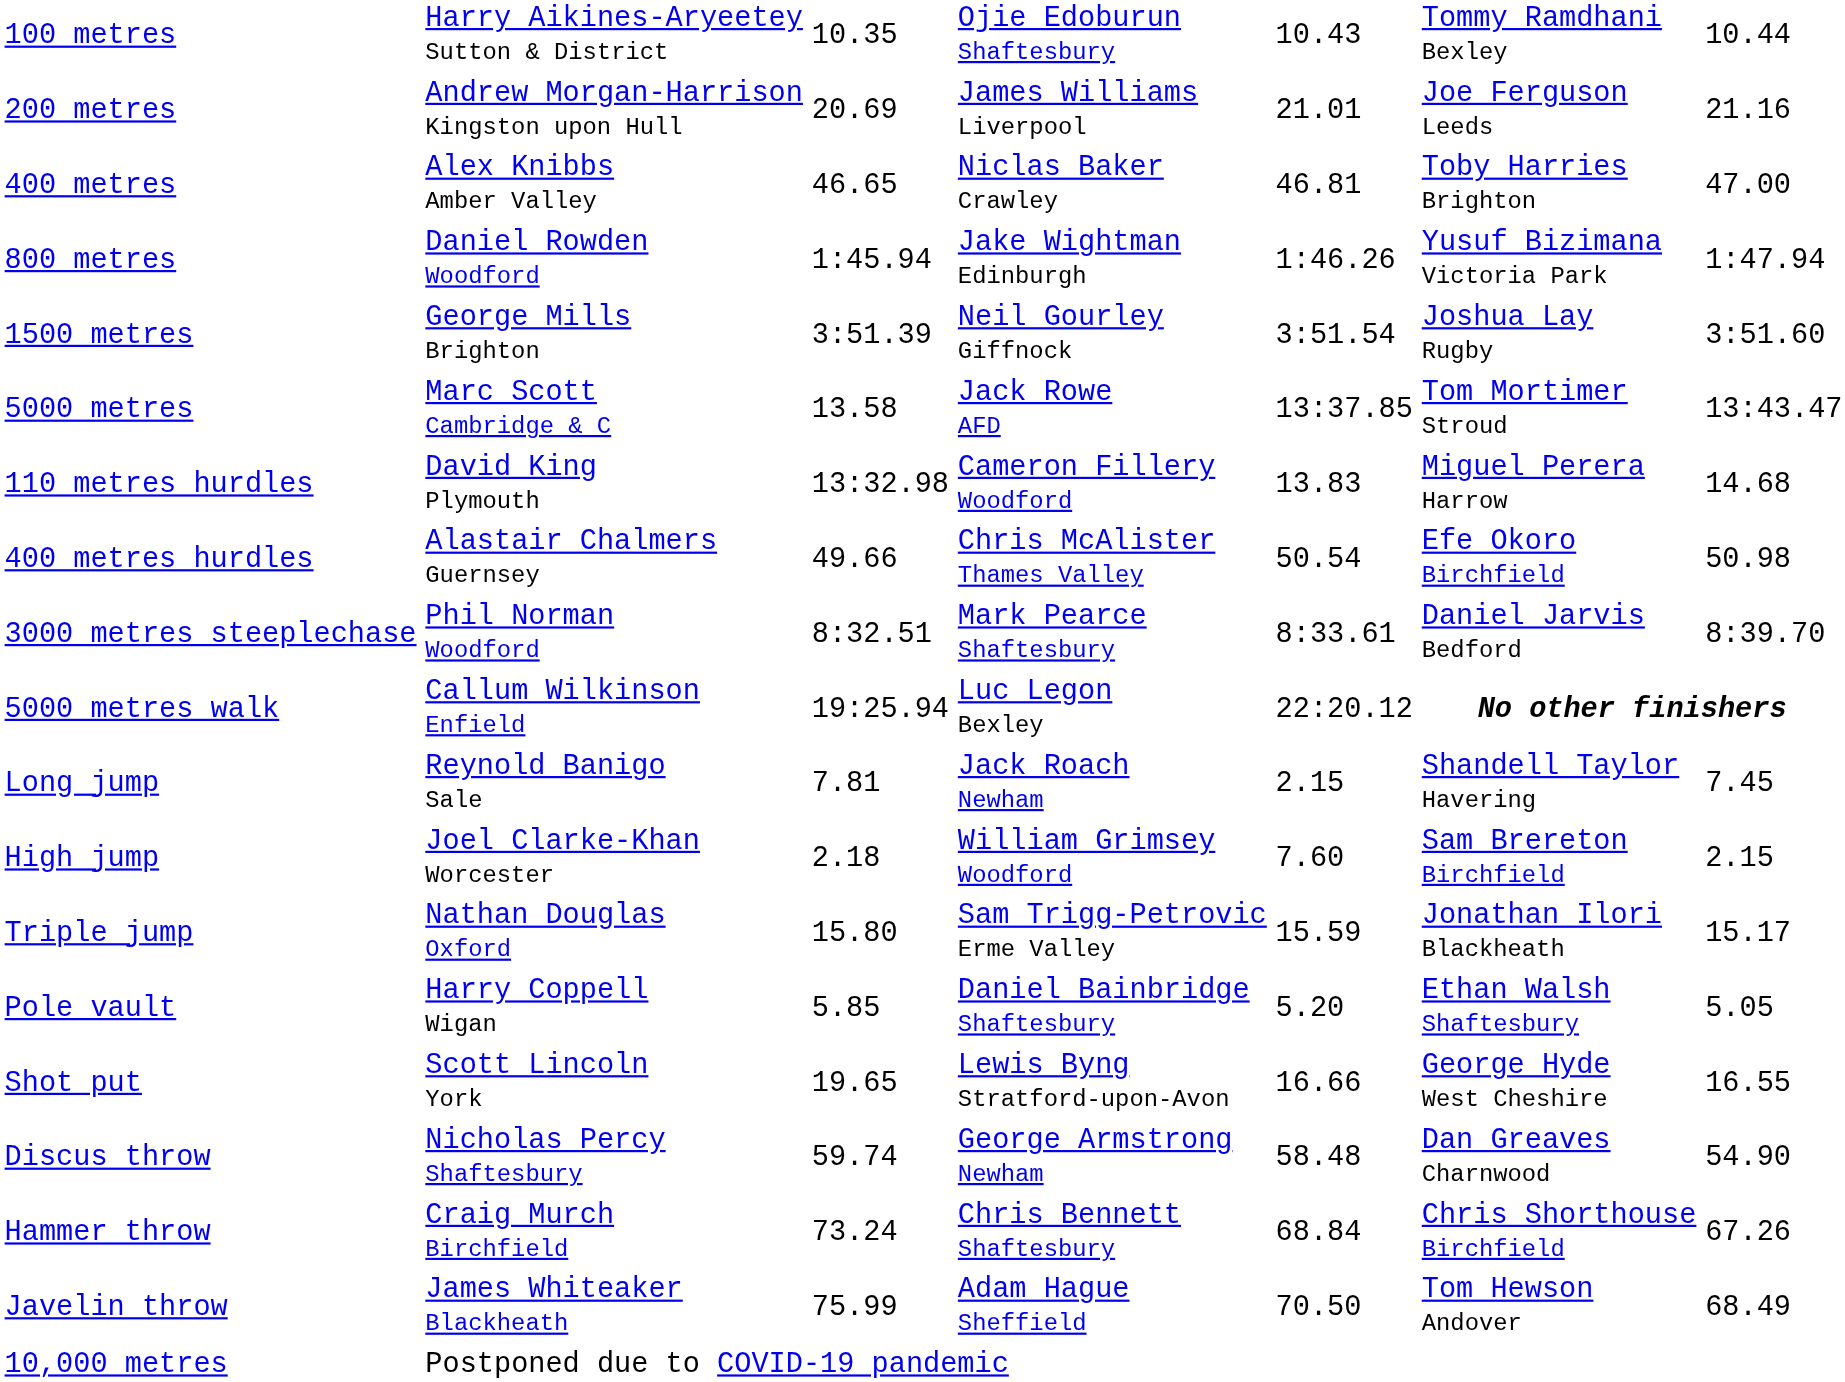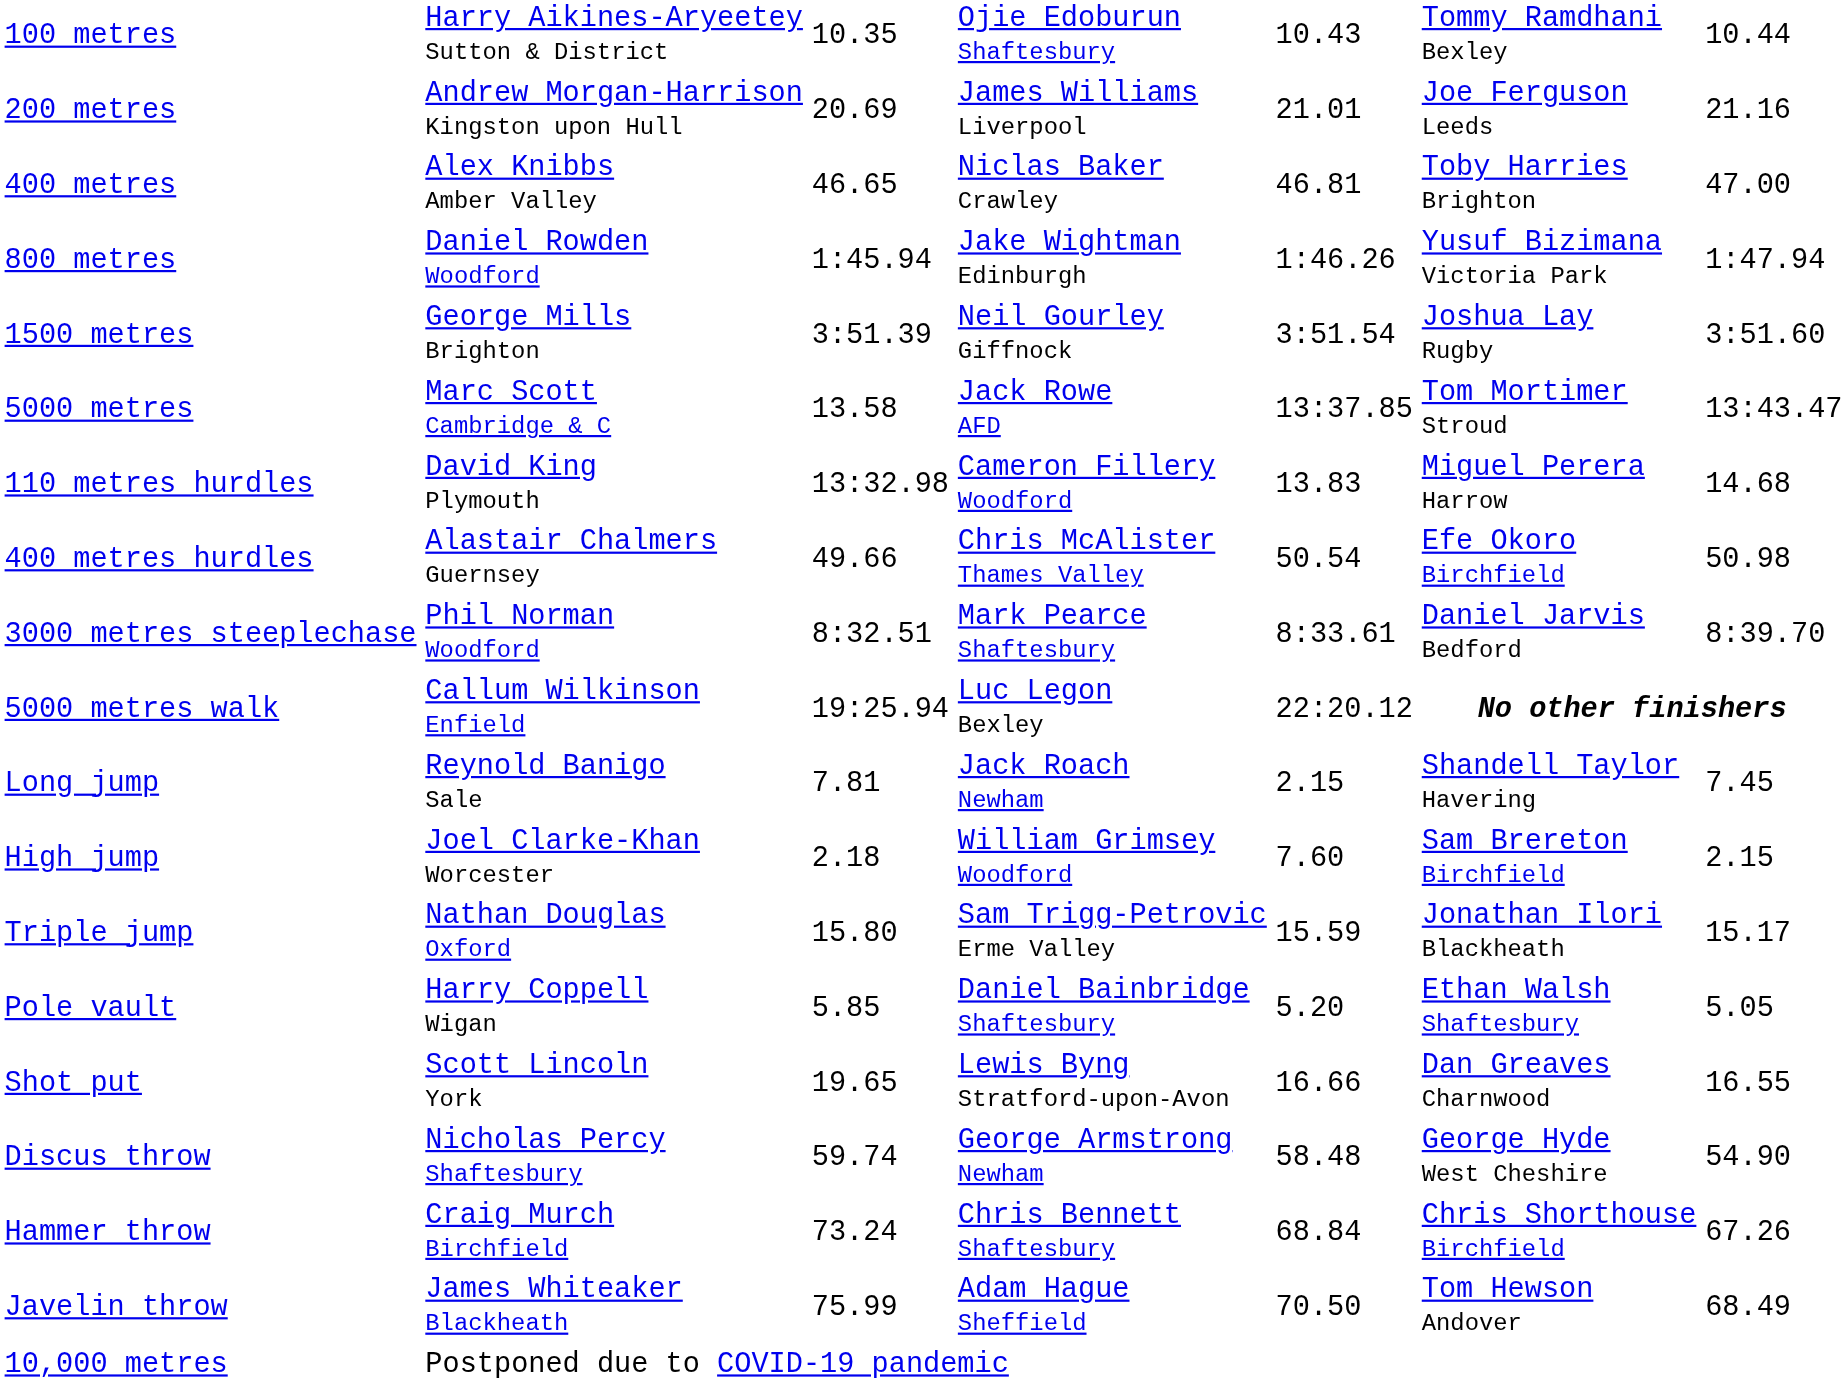(1516, 1081) George Hyde West Cheshire -> (1516, 1081) Dan Greaves Charnwood
(1516, 1156) Dan Greaves Charnwood -> (1516, 1156) George Hyde West Cheshire
